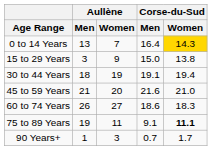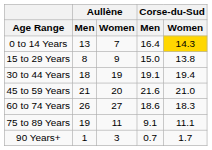(85, 59) 3 -> (85, 59) 8
(185, 122) bold -> (185, 122) normal
